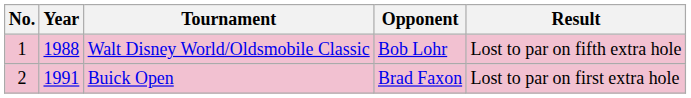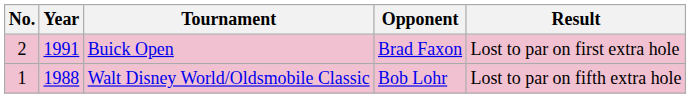rows swapped: (229, 49) <-> (131, 78)
